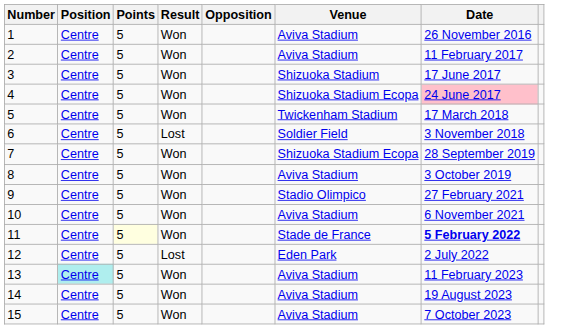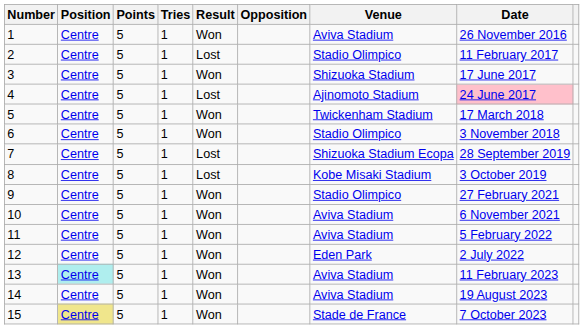+ column: (176, 15)
(174, 55) Won -> (208, 55) Lost
(318, 55) Aviva Stadium -> (357, 55) Stadio Olimpico
(174, 94) Won -> (208, 94) Lost
(348, 94) Shizuoka Stadium Ecopa -> (366, 94) Ajinomoto Stadium
(173, 134) Lost -> (209, 134) Won
(313, 134) Soldier Field -> (357, 134) Stadio Olimpico
(174, 154) Won -> (208, 154) Lost
(174, 174) Won -> (208, 174) Lost
(318, 174) Aviva Stadium -> (372, 174) Kobe Misaki Stadium
(120, 234) lightyellow background -> (120, 234) no background
(324, 234) Stade de France -> (353, 234) Aviva Stadium
(472, 234) bold -> (506, 234) normal
(173, 254) Lost -> (209, 254) Won
(80, 314) no background -> (80, 314) khaki background
(318, 314) Aviva Stadium -> (360, 314) Stade de France
